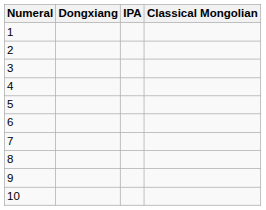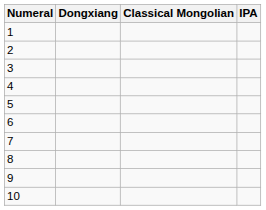columns swapped: (132, 13) <-> (202, 13)
